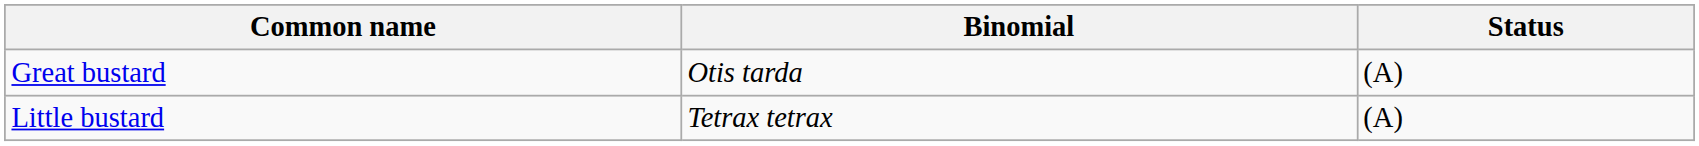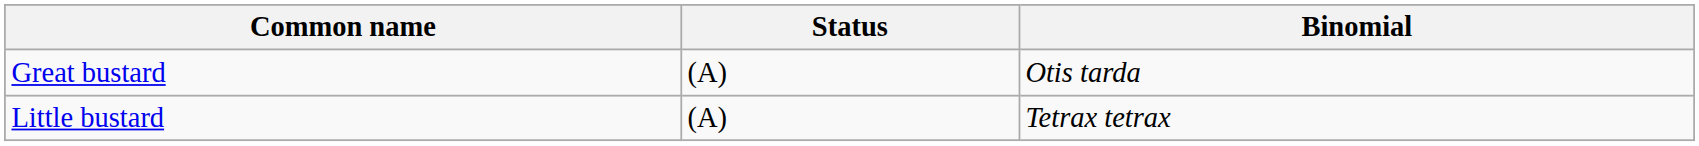columns swapped: (1019, 27) <-> (1526, 27)
